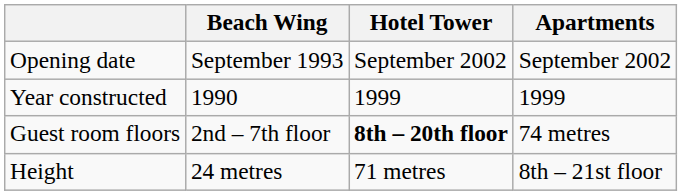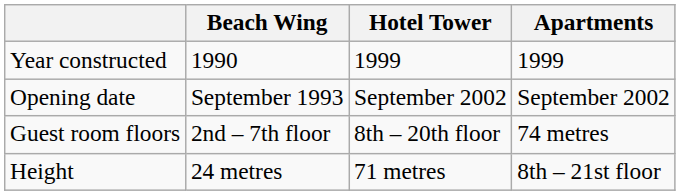rows swapped: (88, 97) <-> (73, 60)
(431, 134) bold -> (427, 134) normal
